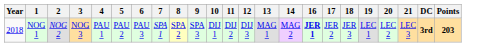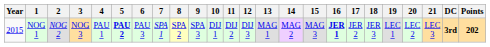+ column: (315, 11)
(15, 29) 2018 -> (15, 29) 2015
(122, 29) normal -> (122, 29) bold
(448, 29) 203 -> (472, 29) 202
